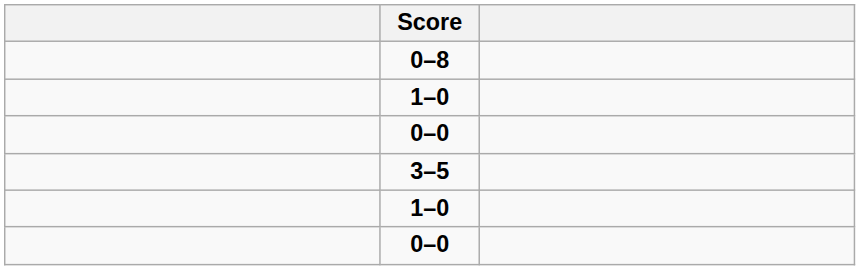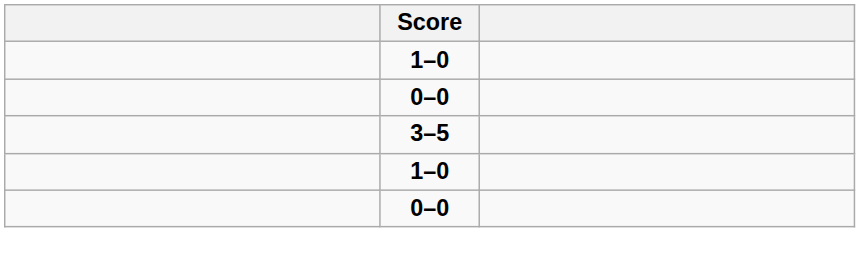- row: (193, 60)
